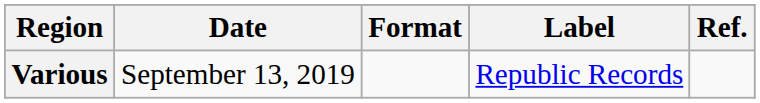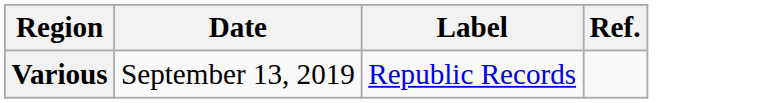- column: (415, 27)
